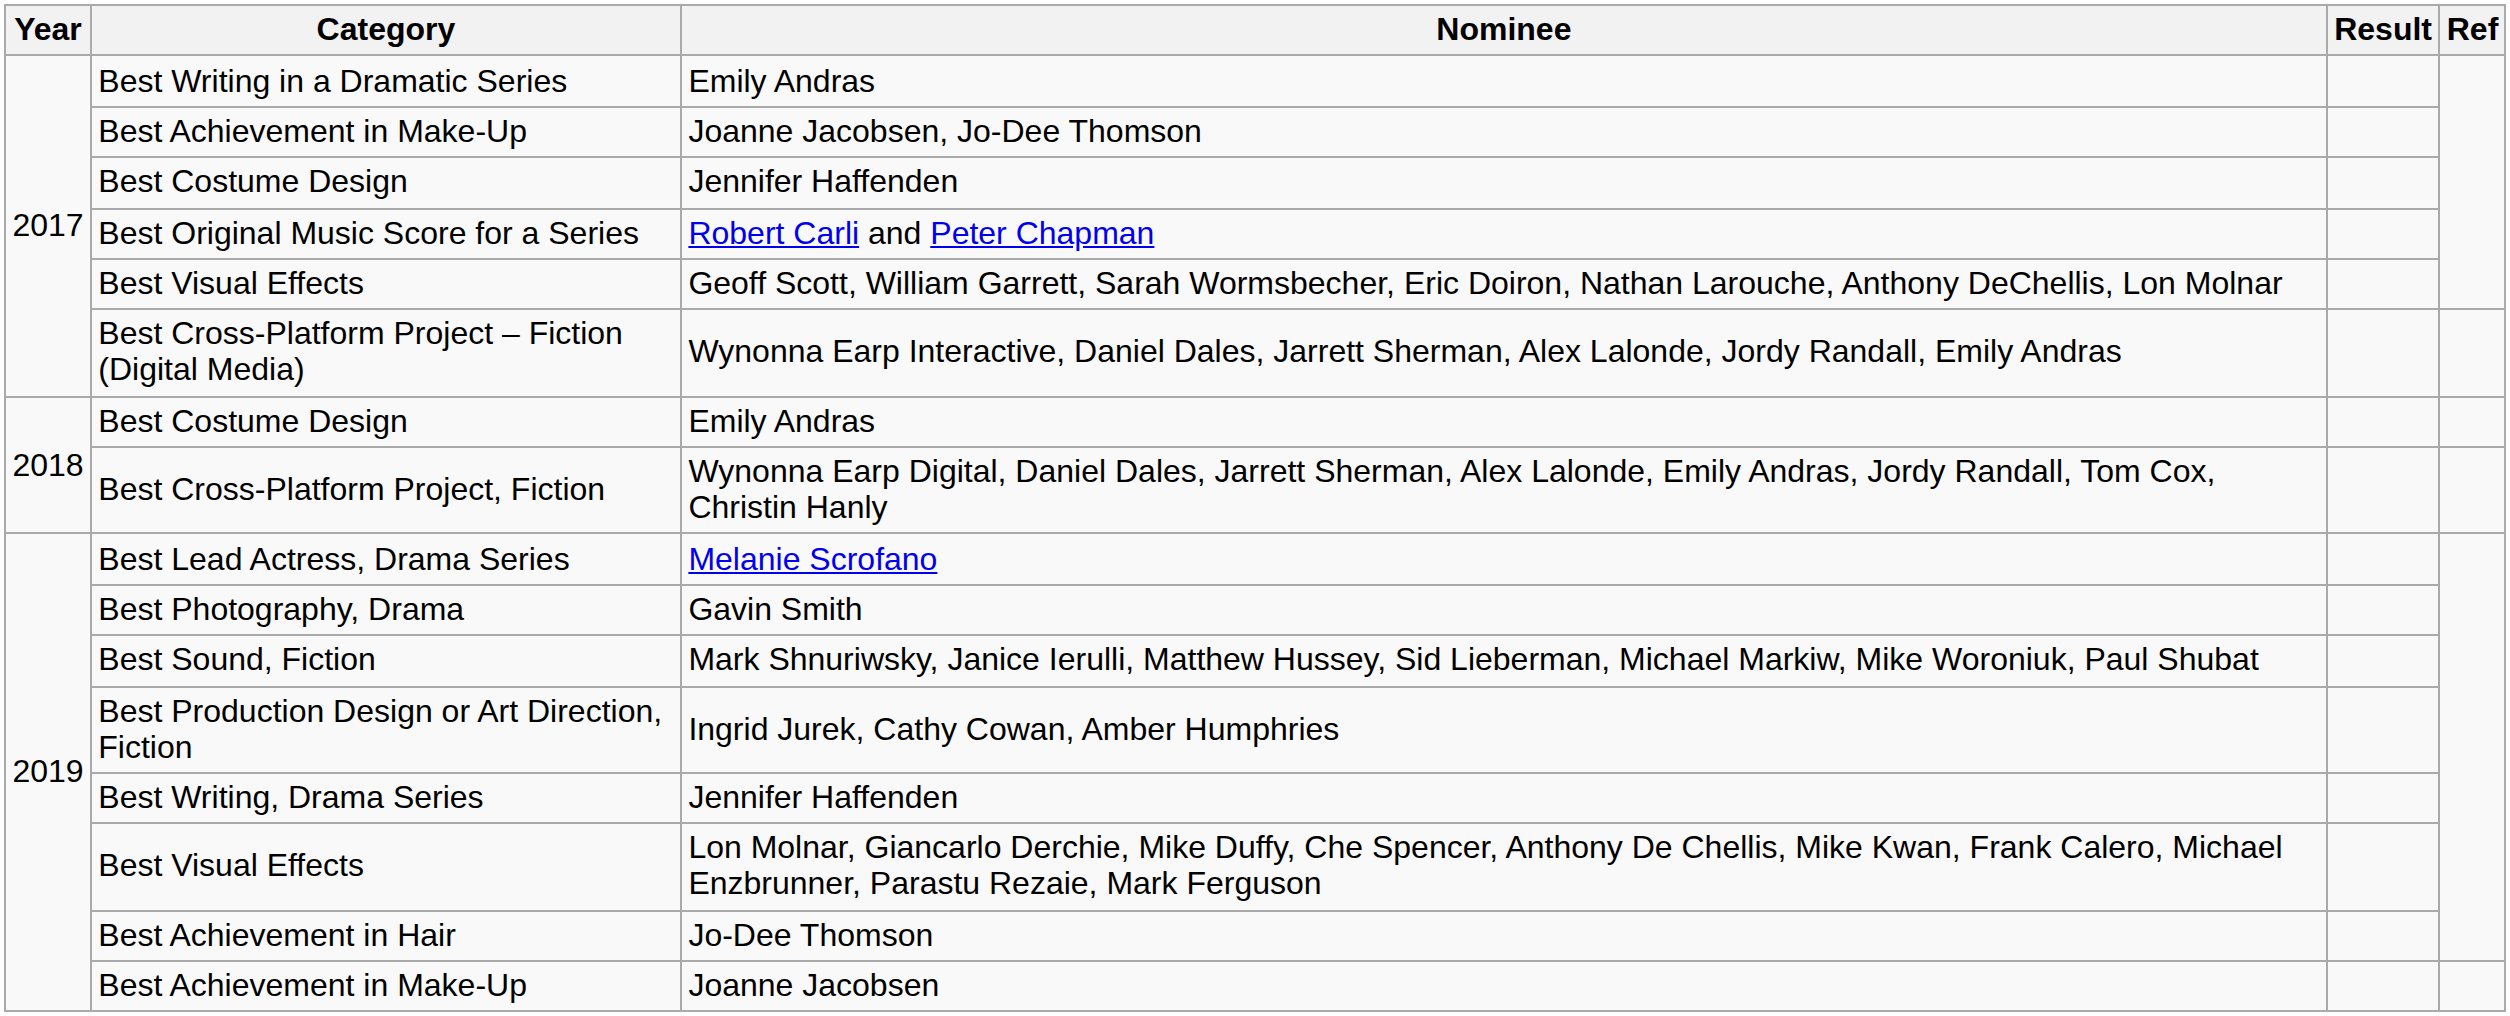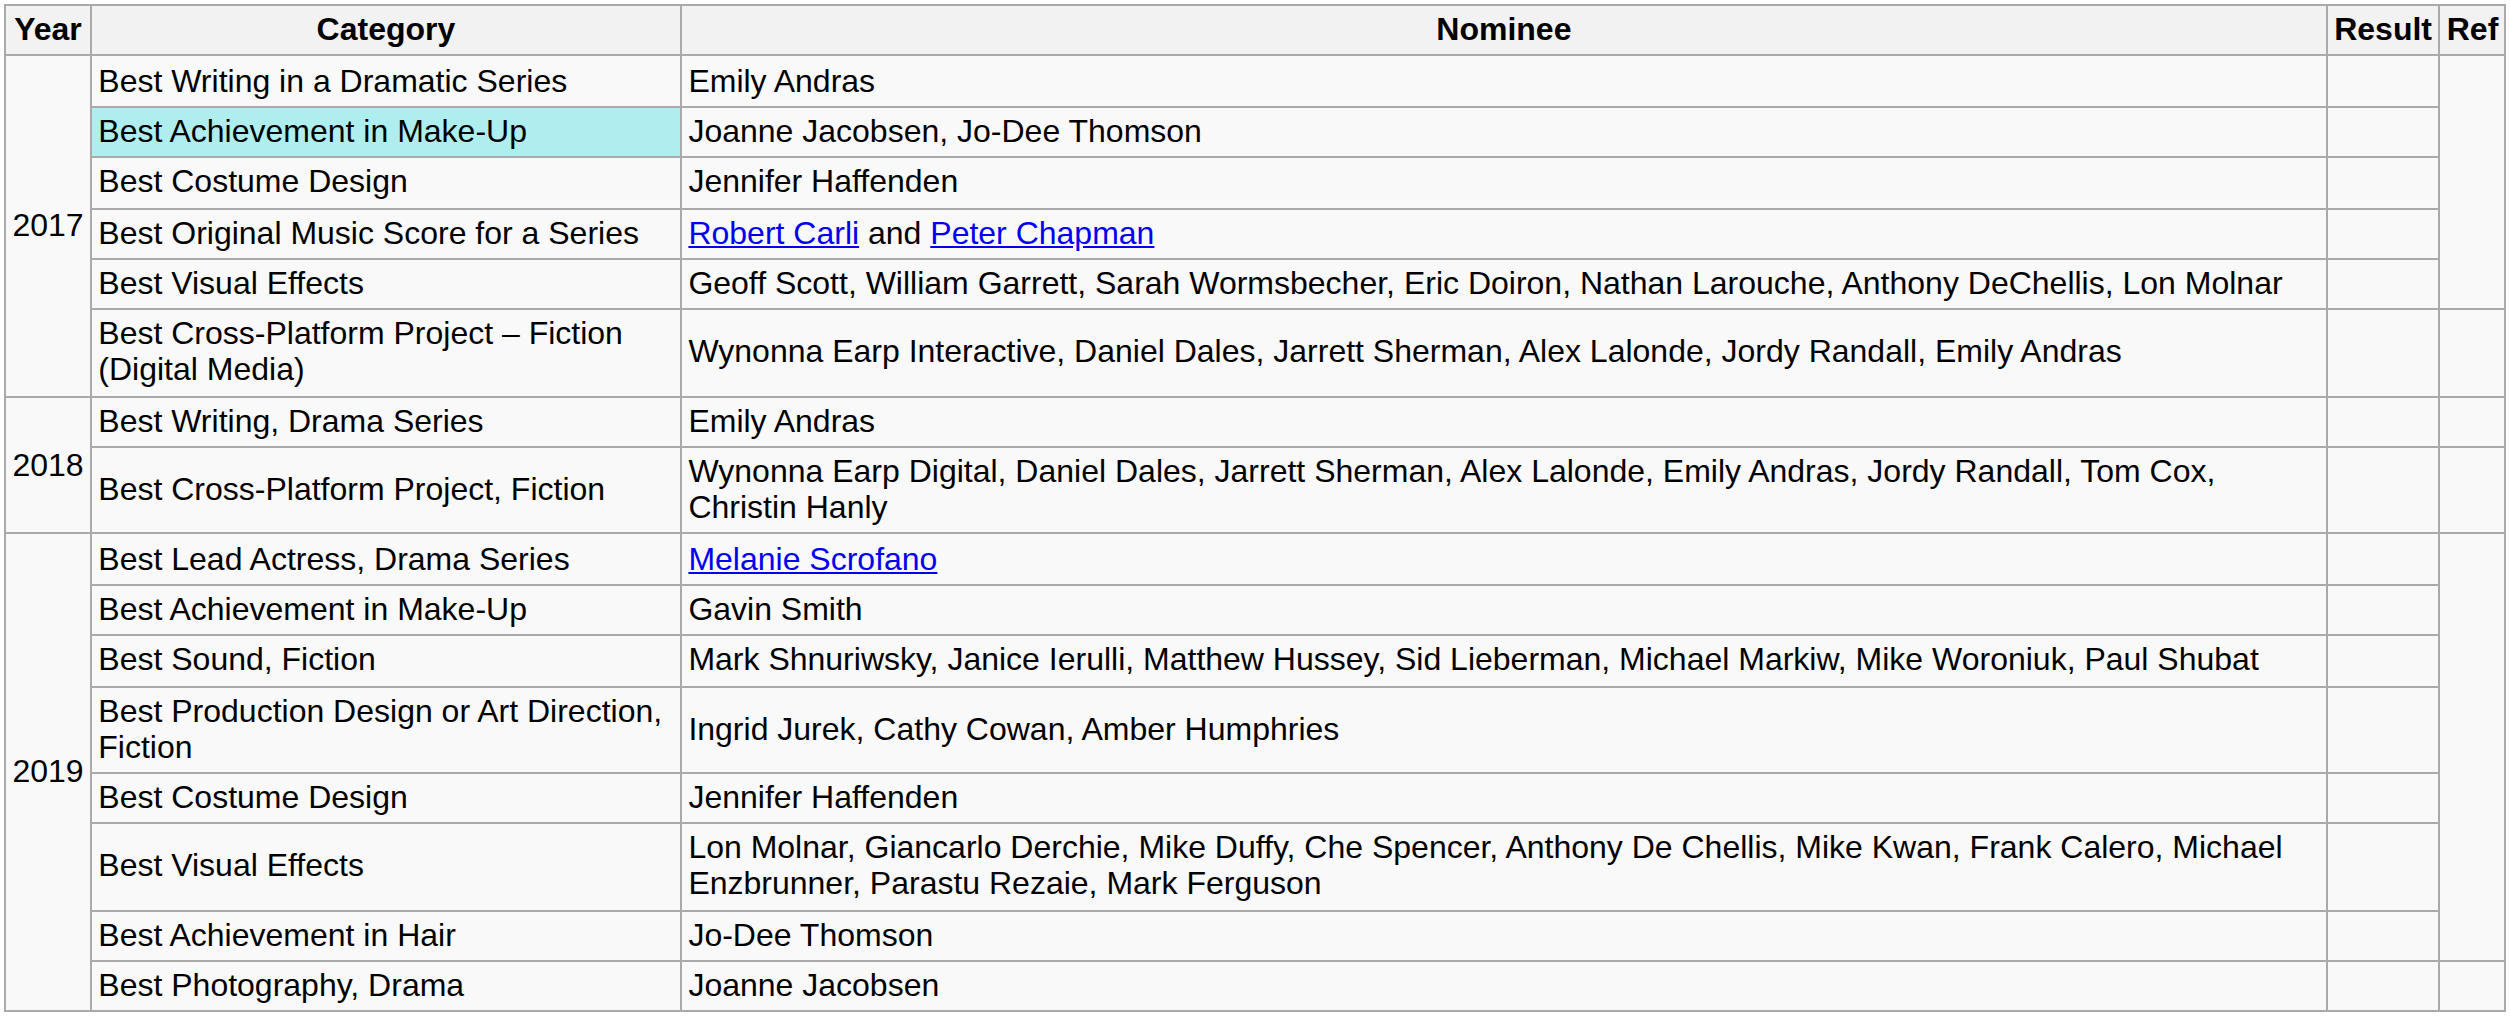(313, 131) no background -> (313, 131) paleturquoise background
(253, 421) Best Costume Design -> (291, 421) Best Writing, Drama Series
(281, 609) Best Photography, Drama -> (313, 609) Best Achievement in Make-Up
(291, 797) Best Writing, Drama Series -> (253, 797) Best Costume Design
(313, 985) Best Achievement in Make-Up -> (281, 985) Best Photography, Drama
